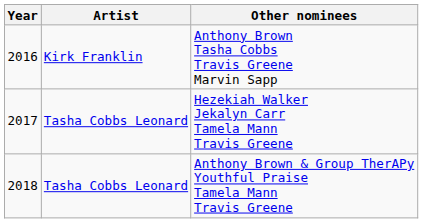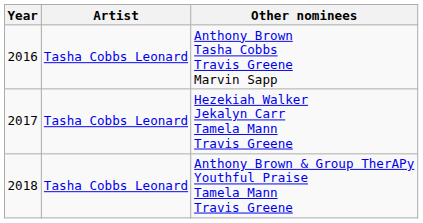(93, 57) Kirk Franklin -> (116, 57) Tasha Cobbs Leonard
